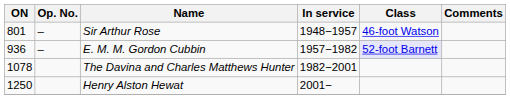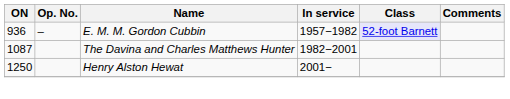- row: (122, 31)
(20, 67) 1078 -> (20, 49) 1087
